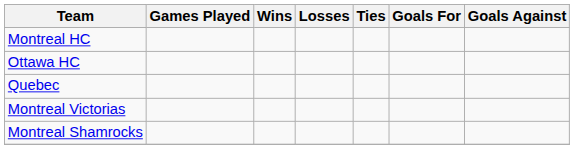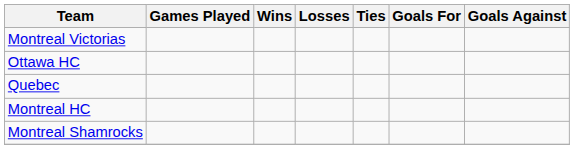rows swapped: (67, 109) <-> (49, 39)
